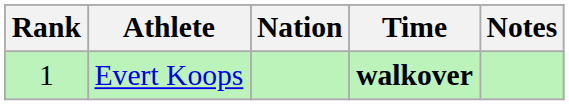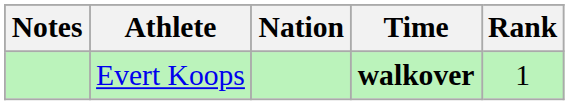columns swapped: (46, 27) <-> (522, 27)
